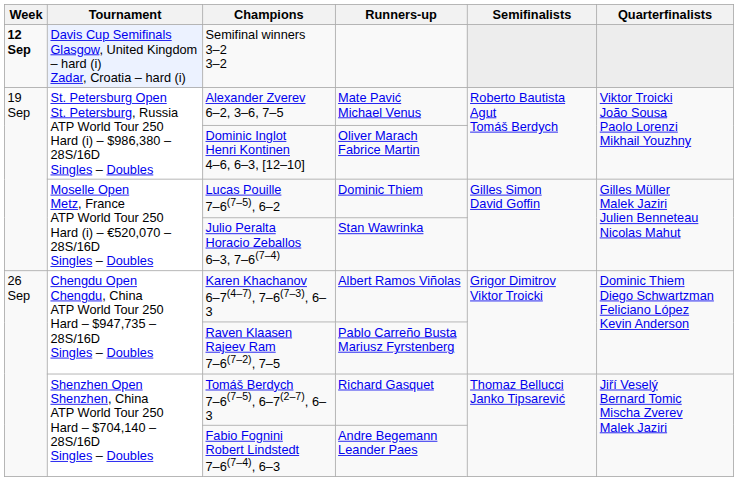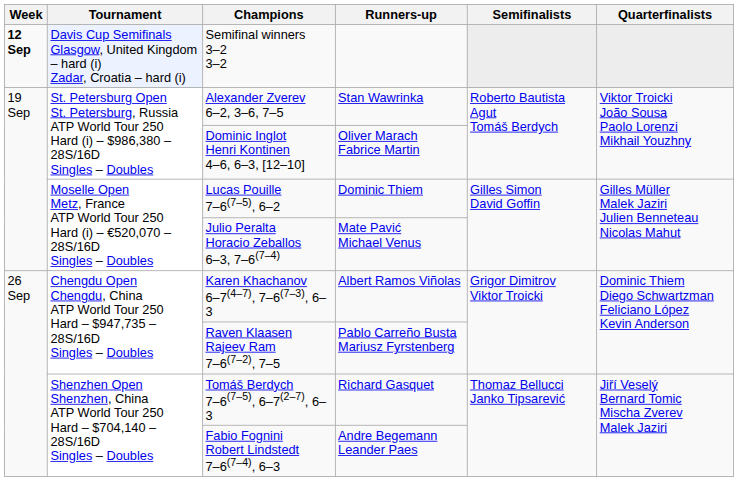(380, 105) Mate Pavić Michael Venus -> (381, 98) Stan Wawrinka
(381, 228) Stan Wawrinka -> (380, 235) Mate Pavić Michael Venus
